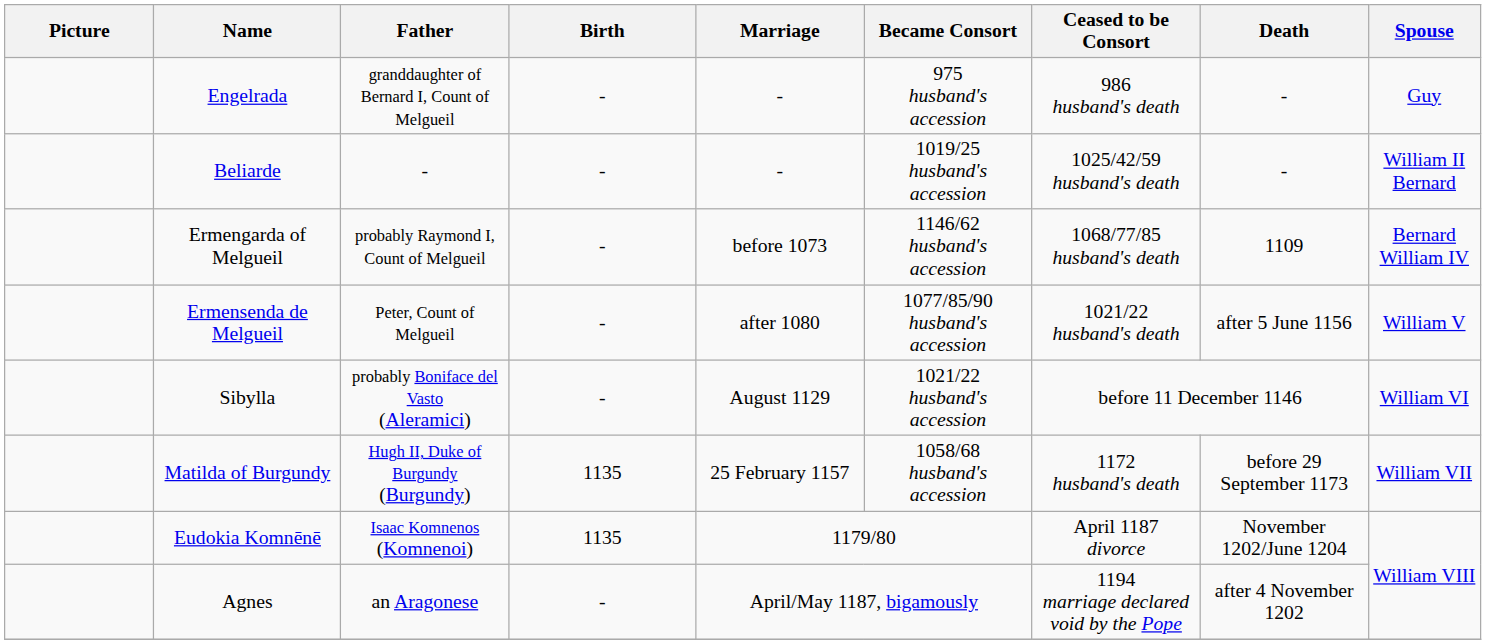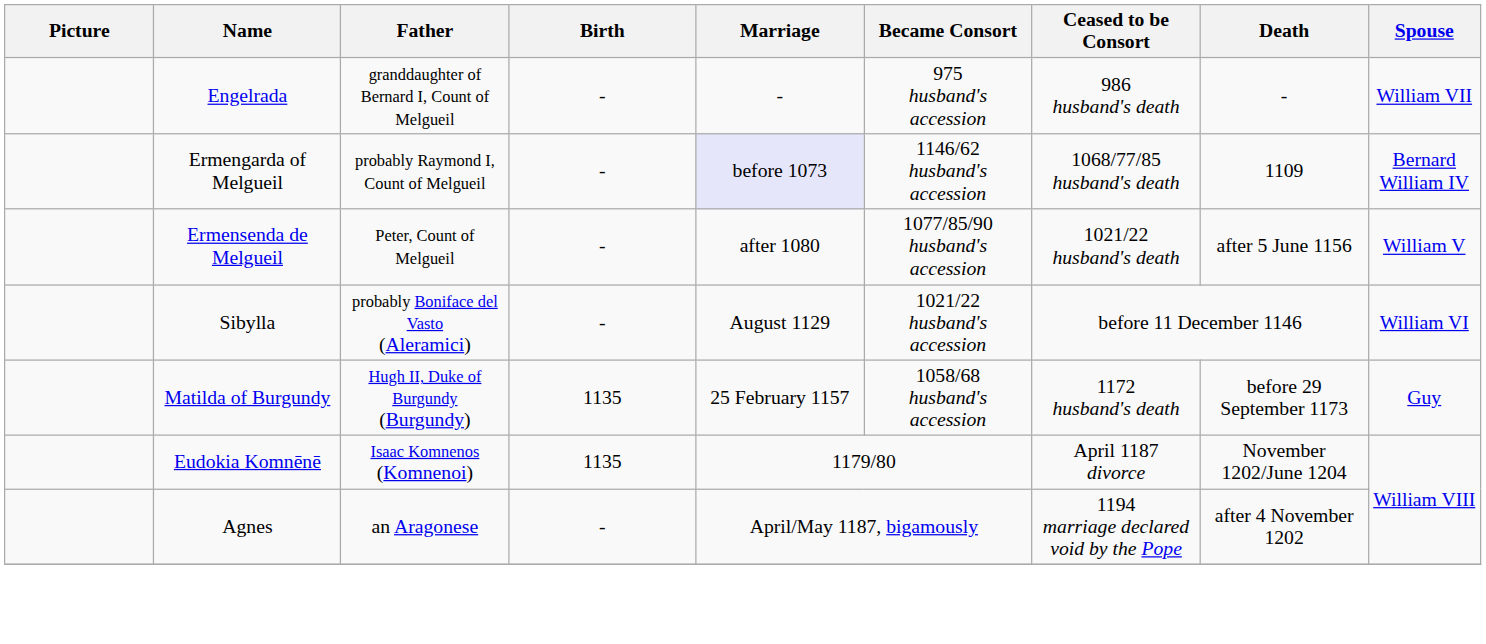(1424, 95) Guy -> (1424, 95) William VII
- row: (247, 171)
(780, 246) no background -> (780, 171) lavender background
(1424, 473) William VII -> (1424, 397) Guy
